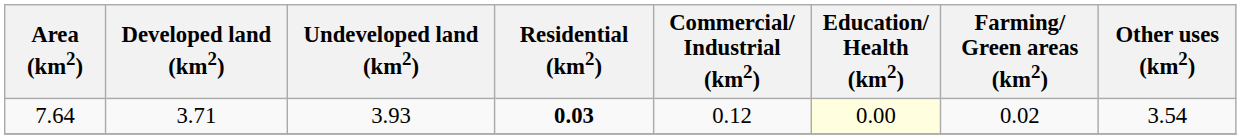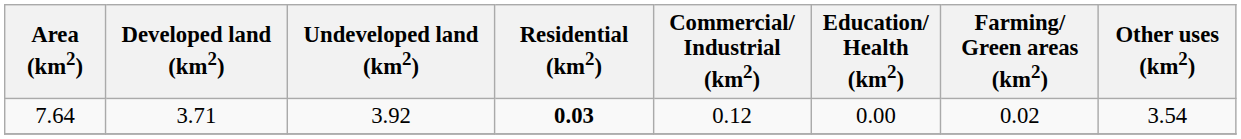(391, 115) 3.93 -> (391, 115) 3.92
(876, 115) lightyellow background -> (876, 115) no background
